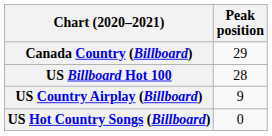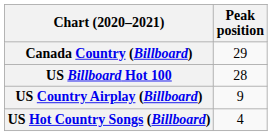(240, 119) 0 -> (240, 119) 4
